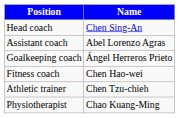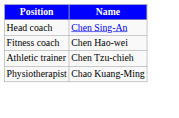- row: (37, 43)
- row: (44, 58)
